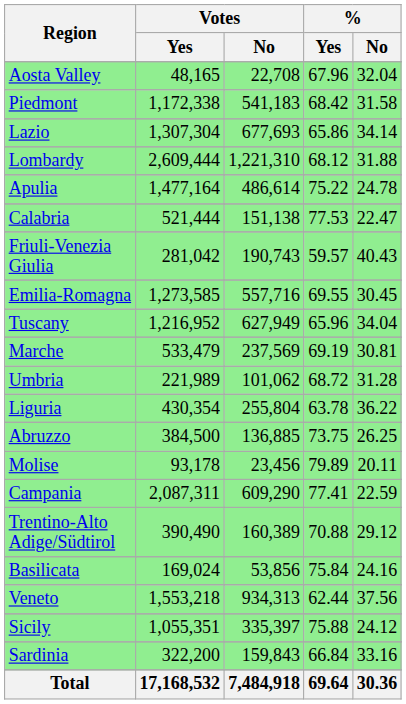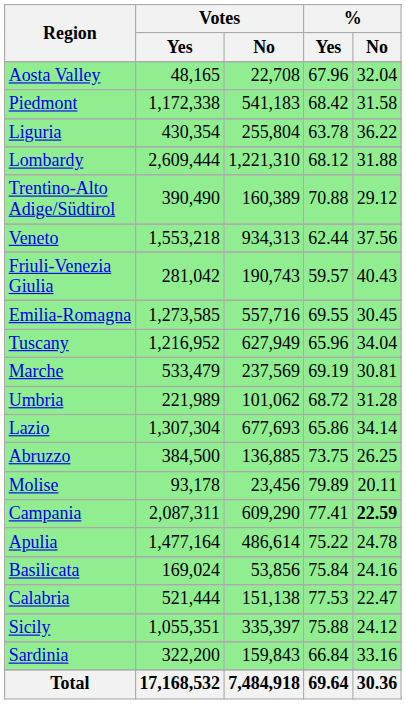rows swapped: (35, 408) <-> (29, 132)
rows swapped: (62, 532) <-> (33, 189)
rows swapped: (34, 599) <-> (39, 217)
(377, 493) normal -> (377, 513) bold
